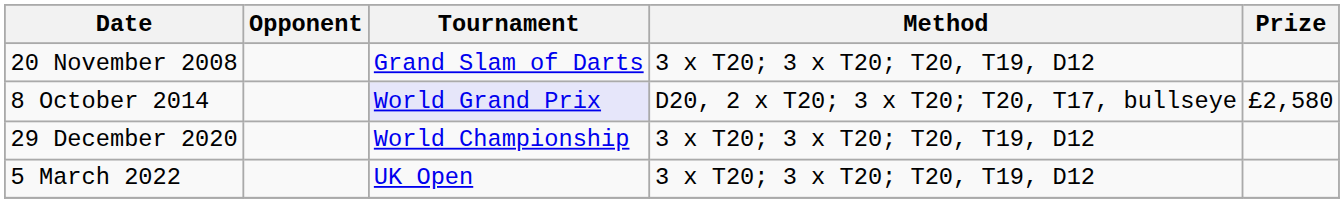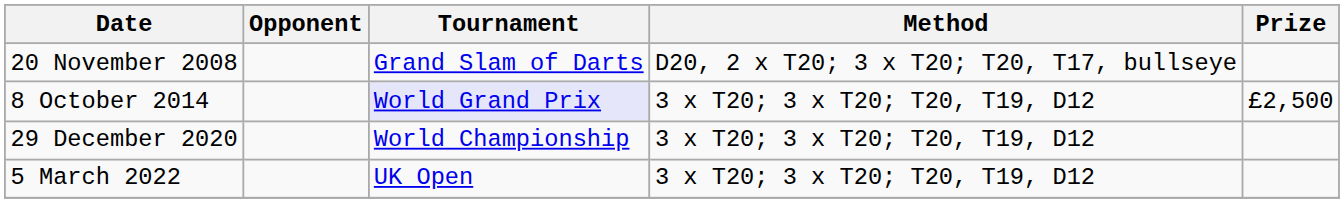(875, 63) 3 x T20; 3 x T20; T20, T19, D12 -> (946, 63) D20, 2 x T20; 3 x T20; T20, T17, bullseye
(946, 101) D20, 2 x T20; 3 x T20; T20, T17, bullseye -> (875, 101) 3 x T20; 3 x T20; T20, T19, D12
(1291, 101) £2,580 -> (1291, 101) £2,500
